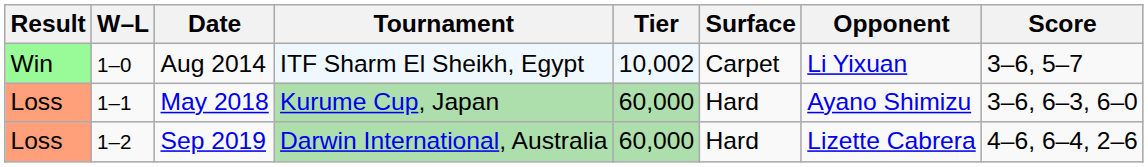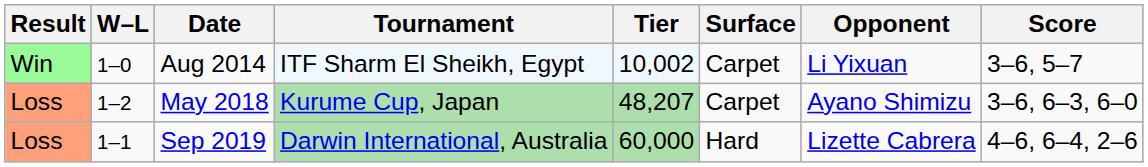(114, 103) 1–1 -> (114, 103) 1–2
(656, 102) 60,000 -> (656, 102) 48,207
(732, 102) Hard -> (742, 102) Carpet
(114, 142) 1–2 -> (114, 142) 1–1
